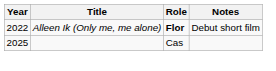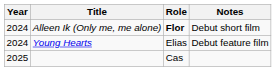(17, 27) 2022 -> (17, 27) 2024
+ row: (62, 43)
